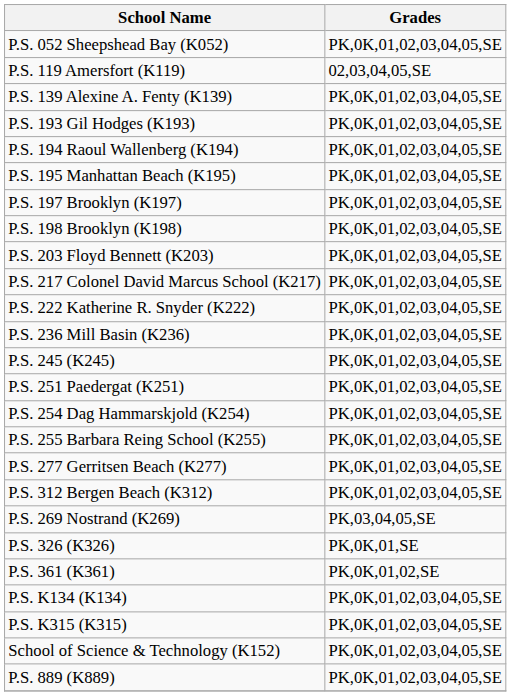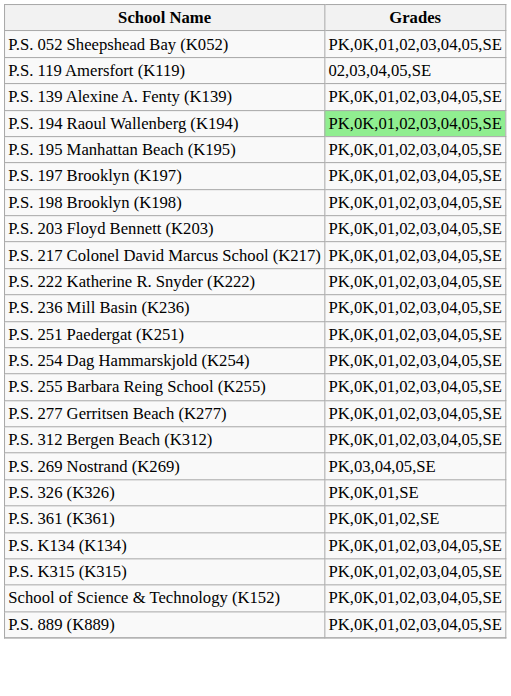- row: (102, 123)
(415, 149) no background -> (415, 123) lightgreen background
- row: (62, 360)
